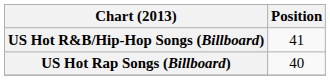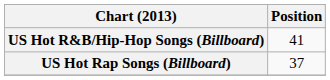(297, 63) 40 -> (297, 63) 37
